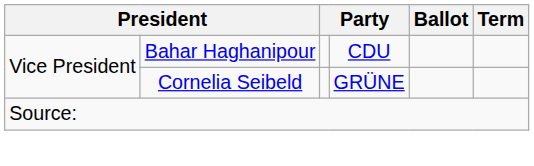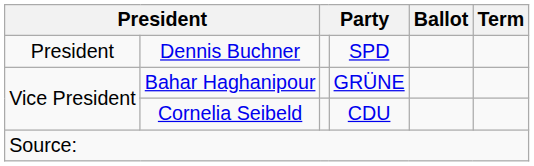+ row: (230, 51)
(369, 51) CDU -> (369, 82) GRÜNE
(369, 82) GRÜNE -> (369, 113) CDU
